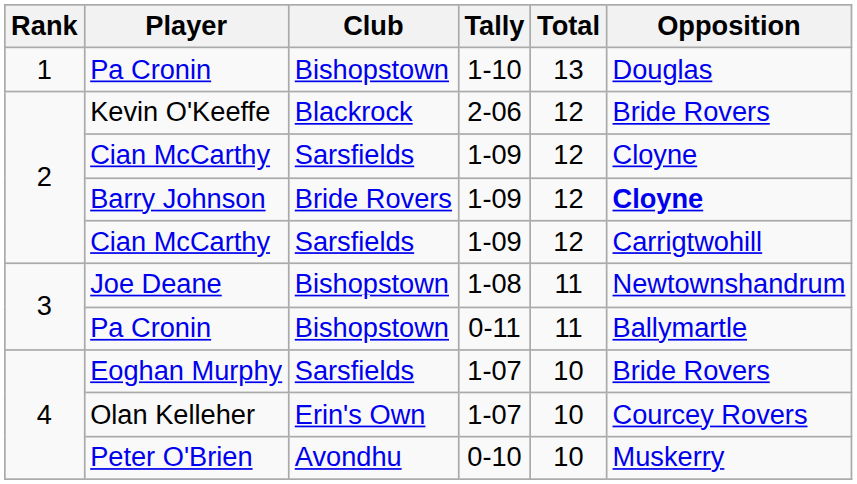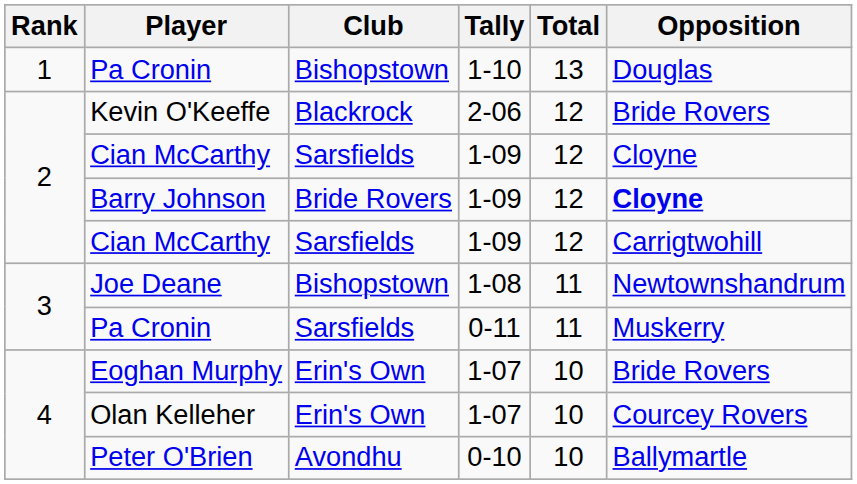(372, 328) Bishopstown -> (354, 328) Sarsfields
(680, 328) Ballymartle -> (668, 328) Muskerry
(354, 371) Sarsfields -> (360, 371) Erin's Own
(668, 457) Muskerry -> (680, 457) Ballymartle
